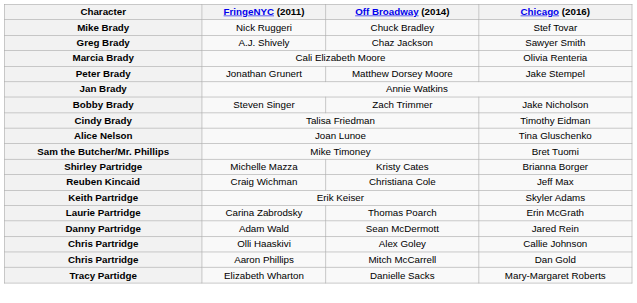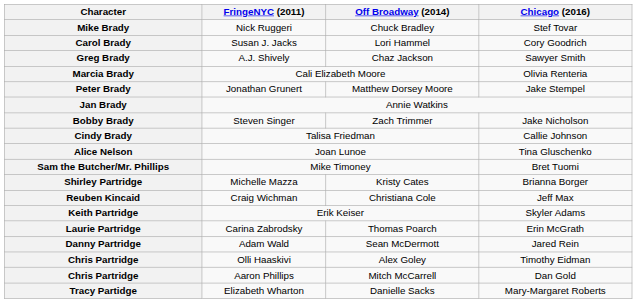+ row: (103, 43)
(555, 120) Timothy Eidman -> (555, 136) Callie Johnson
(555, 244) Callie Johnson -> (555, 259) Timothy Eidman
